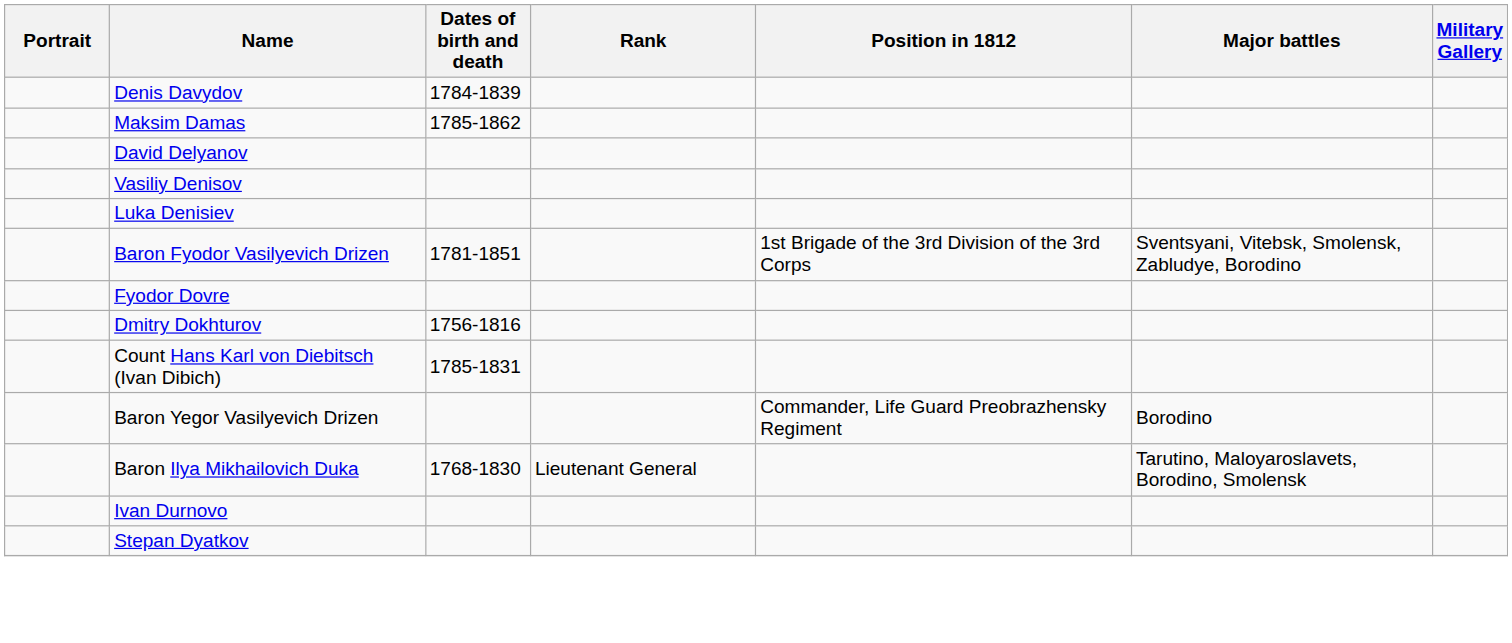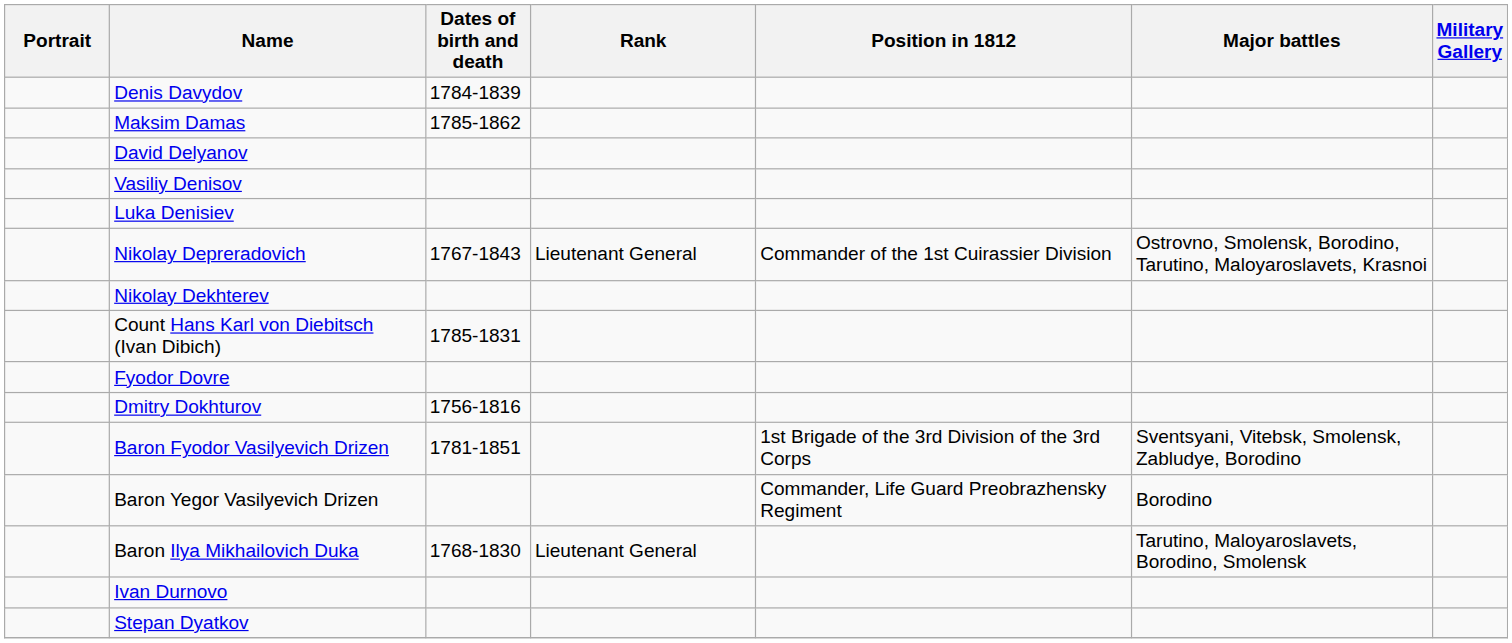+ row: (210, 254)
+ row: (191, 295)
rows swapped: (244, 366) <-> (252, 254)
